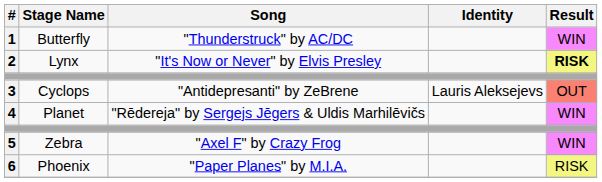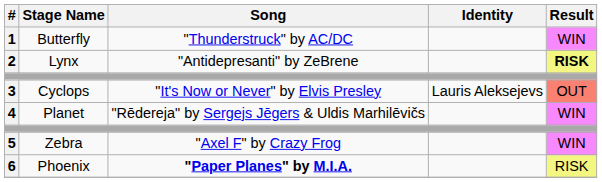(268, 61) "It's Now or Never" by Elvis Presley -> (268, 61) "Antidepresanti" by ZeBrene
(268, 91) "Antidepresanti" by ZeBrene -> (268, 91) "It's Now or Never" by Elvis Presley
(268, 166) normal -> (268, 166) bold
